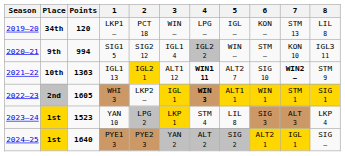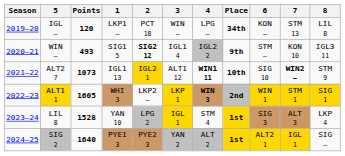columns swapped: (54, 11) <-> (235, 11)
(83, 50) 994 -> (87, 50) 493
(144, 50) normal -> (148, 50) bold
(83, 73) 1363 -> (87, 73) 1073
(174, 94) IGL 1 -> (178, 94) LKP 1
(83, 117) 1523 -> (87, 117) 1528
(174, 117) LKP 1 -> (178, 117) IGL 1
